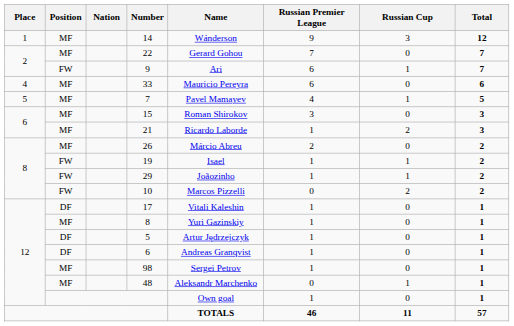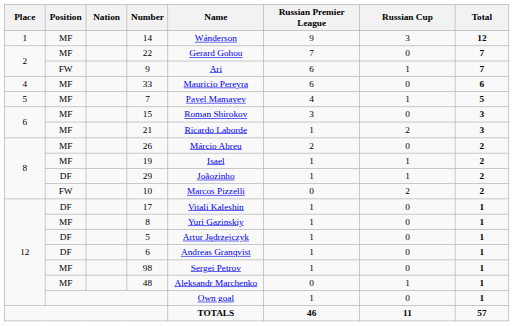(66, 160) FW -> (66, 160) MF
(66, 176) FW -> (66, 176) DF
